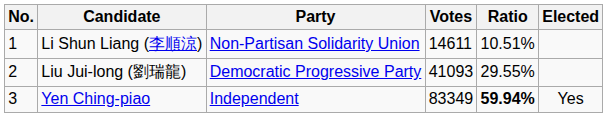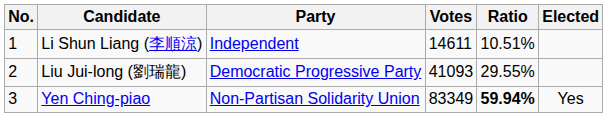(315, 44) Non-Partisan Solidarity Union -> (254, 44) Independent
(254, 99) Independent -> (315, 99) Non-Partisan Solidarity Union
